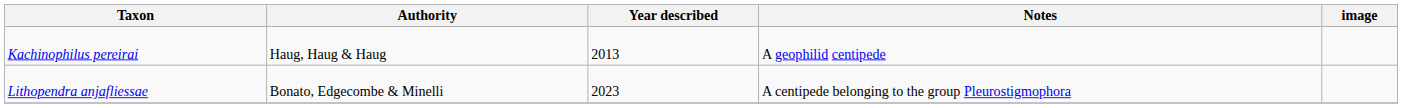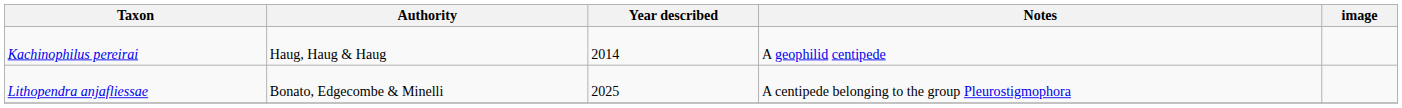(605, 53) 2013 -> (605, 53) 2014
(605, 92) 2023 -> (605, 92) 2025
